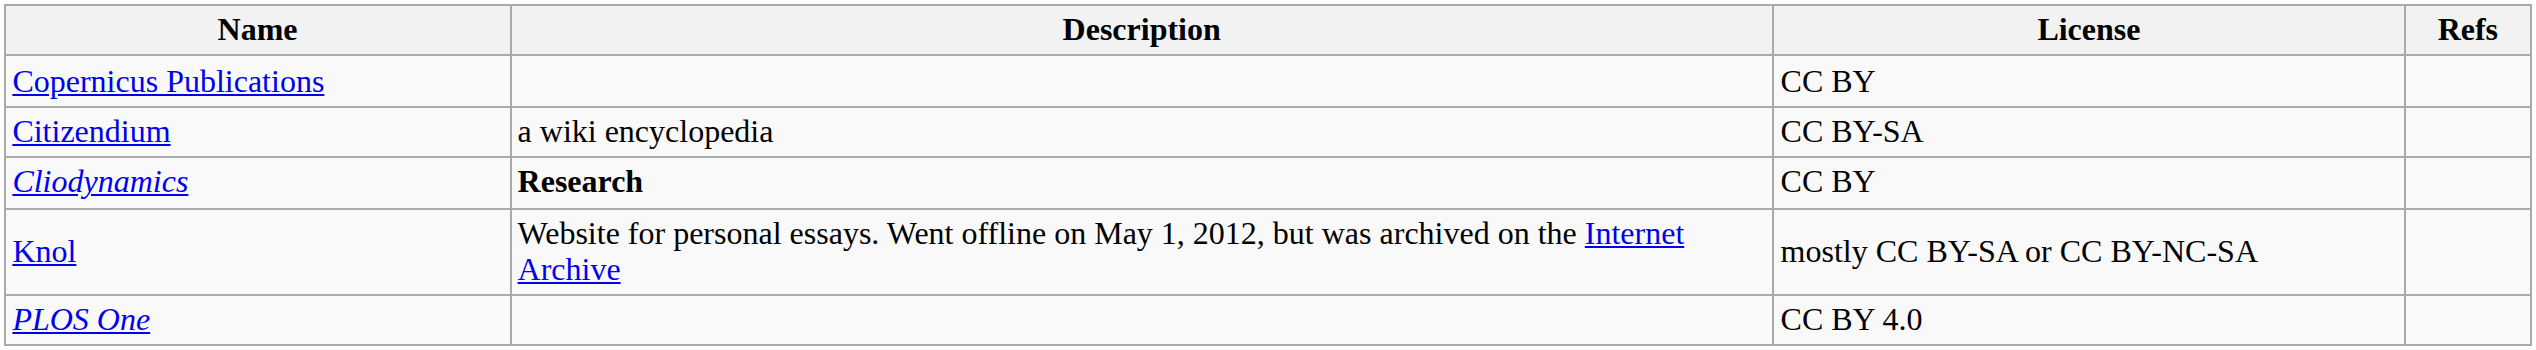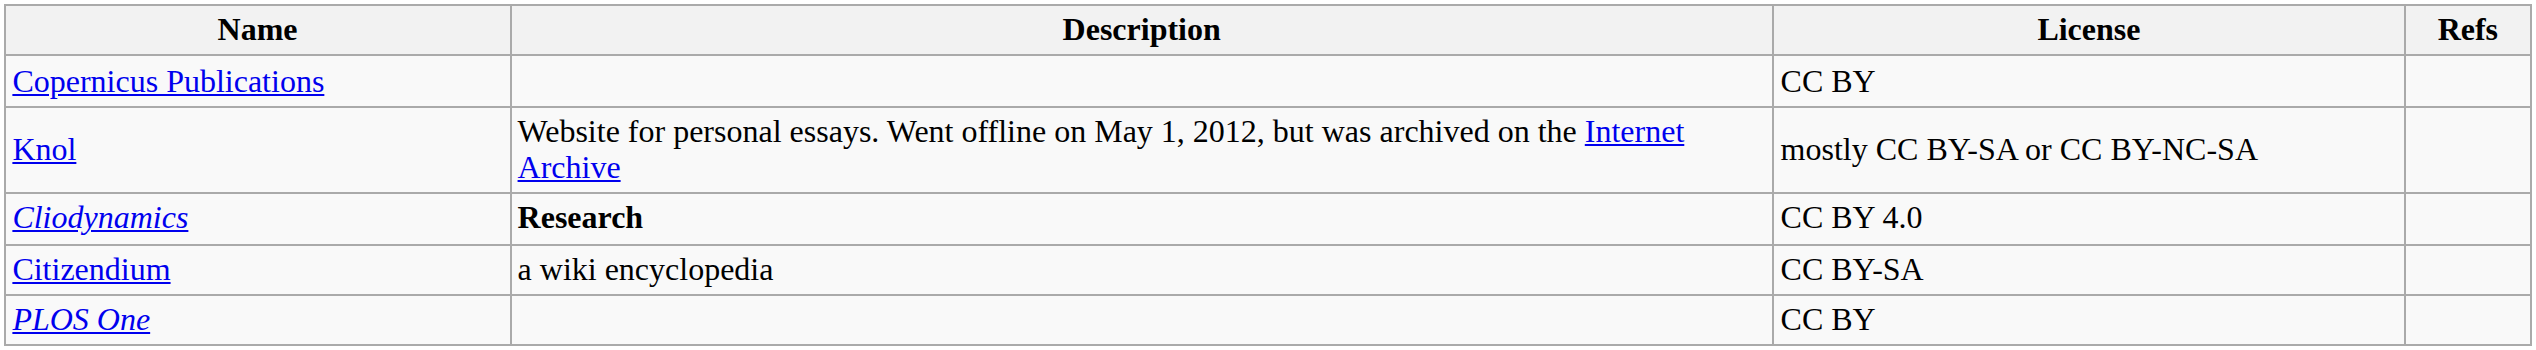rows swapped: (91, 131) <-> (44, 250)
(1828, 182) CC BY -> (1852, 218) CC BY 4.0
(1852, 319) CC BY 4.0 -> (1828, 319) CC BY
